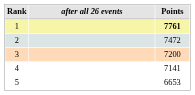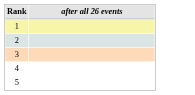- column: (172, 12)
